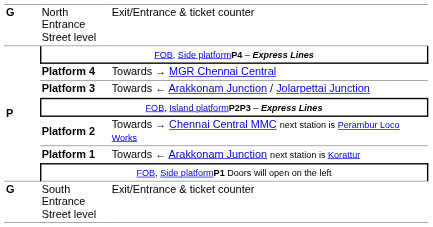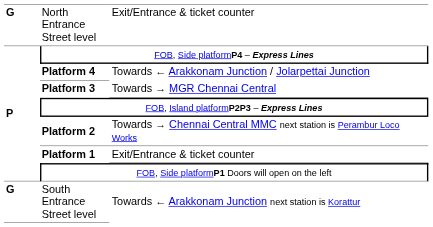(194, 72) Towards → MGR Chennai Central -> (241, 72) Towards ← Arakkonam Junction / Jolarpettai Junction
(241, 89) Towards ← Arakkonam Junction / Jolarpettai Junction -> (194, 89) Towards → MGR Chennai Central
(236, 154) Towards ← Arakkonam Junction next station is Korattur -> (183, 154) Exit/Entrance & ticket counter
(183, 189) Exit/Entrance & ticket counter -> (236, 202) Towards ← Arakkonam Junction next station is Korattur
